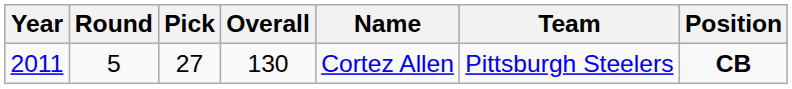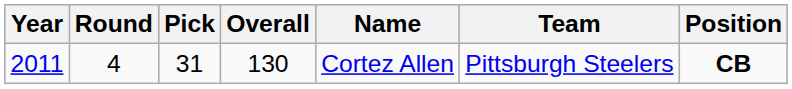(114, 63) 5 -> (114, 63) 4
(190, 63) 27 -> (190, 63) 31
